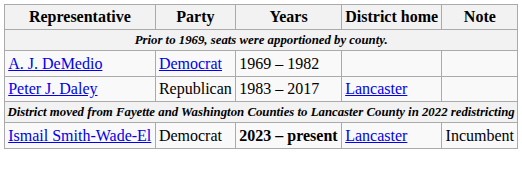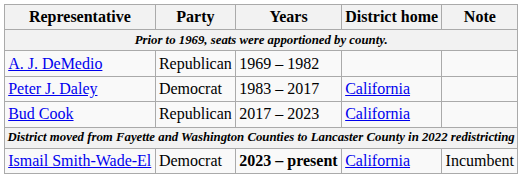(190, 63) Democrat -> (195, 63) Republican
(195, 89) Republican -> (190, 89) Democrat
(376, 89) Lancaster -> (378, 89) California
+ row: (41, 114)
(376, 135) Lancaster -> (378, 160) California
